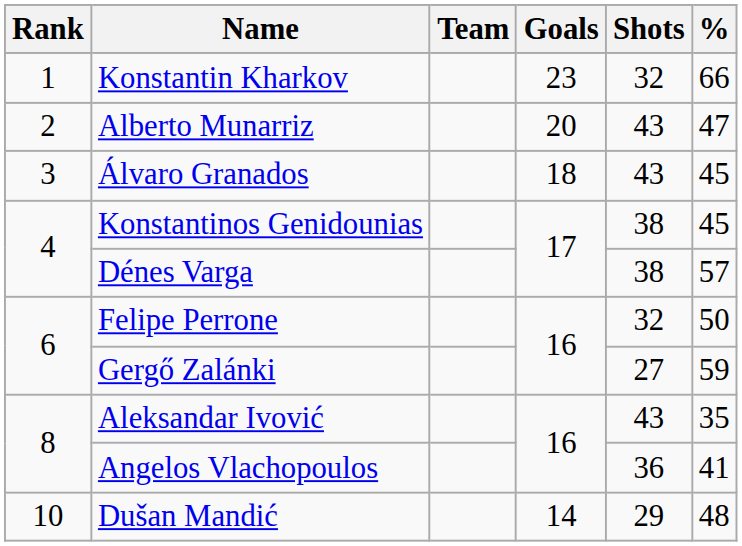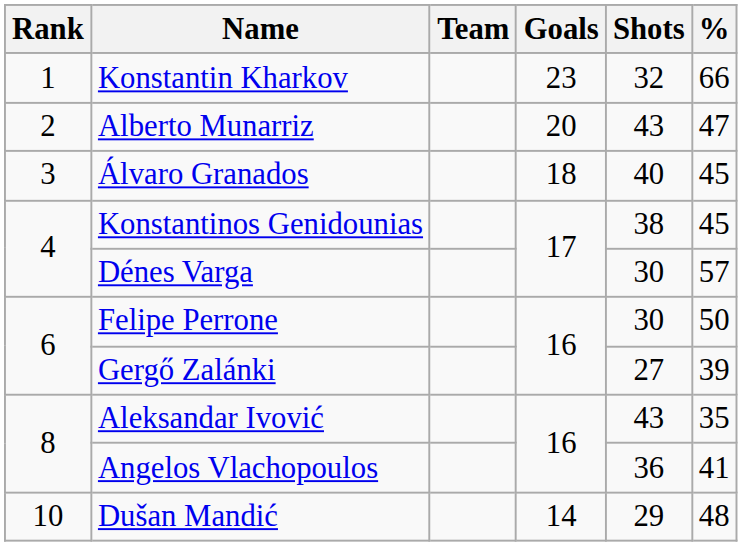(649, 175) 43 -> (649, 175) 40
(649, 272) 38 -> (649, 272) 30
(649, 321) 32 -> (649, 321) 30
(714, 369) 59 -> (714, 369) 39
